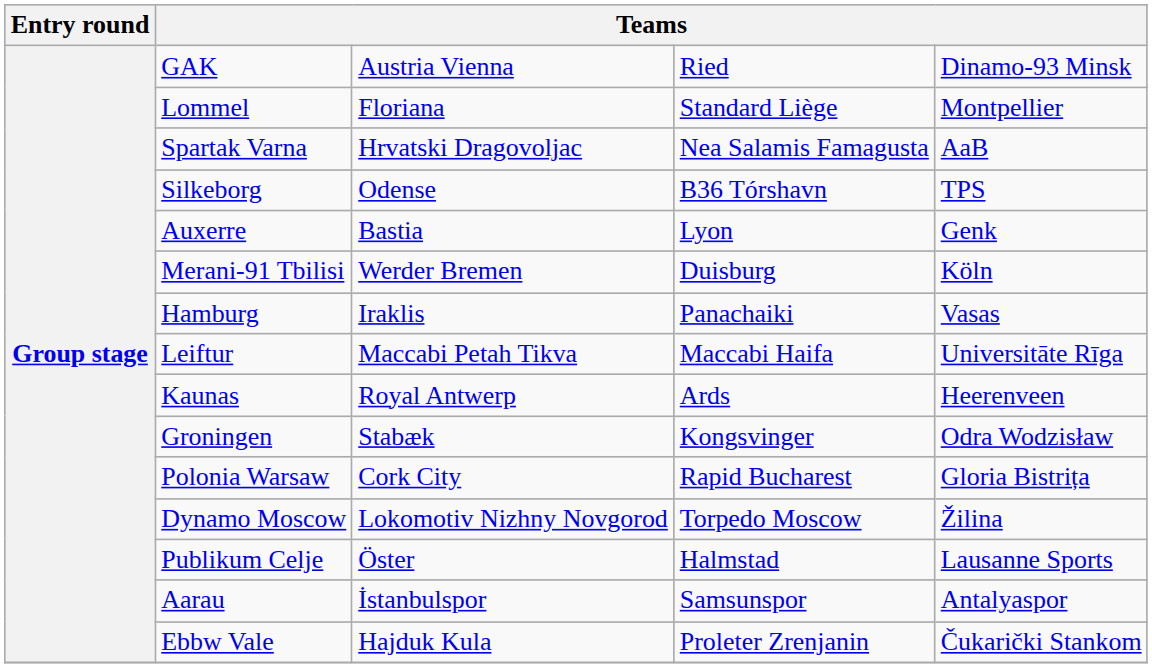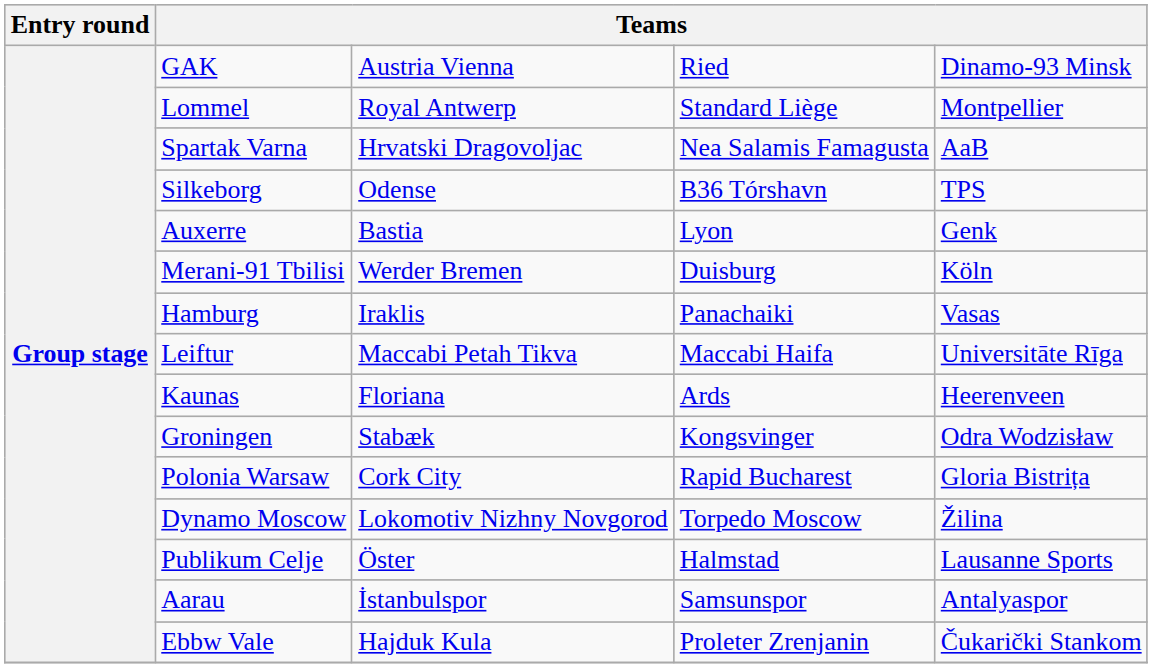(401, 107) Floriana -> (437, 107) Royal Antwerp
(437, 395) Royal Antwerp -> (401, 395) Floriana
